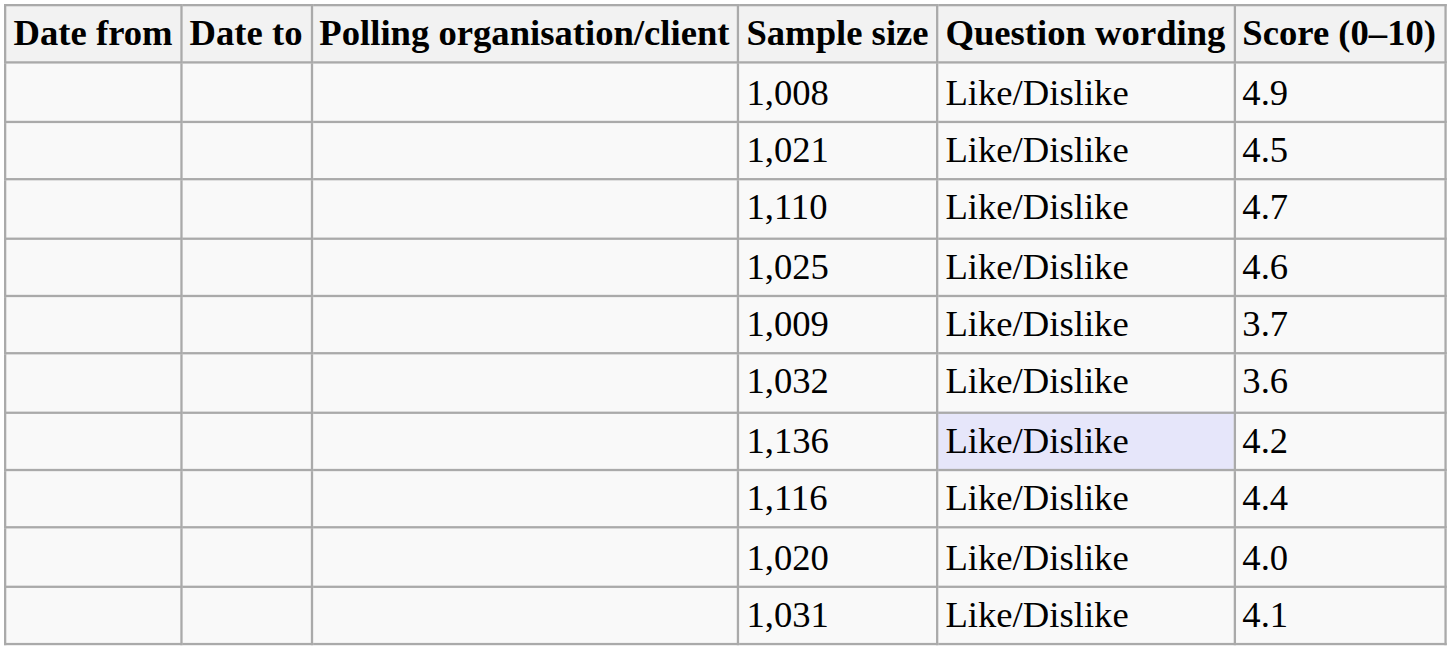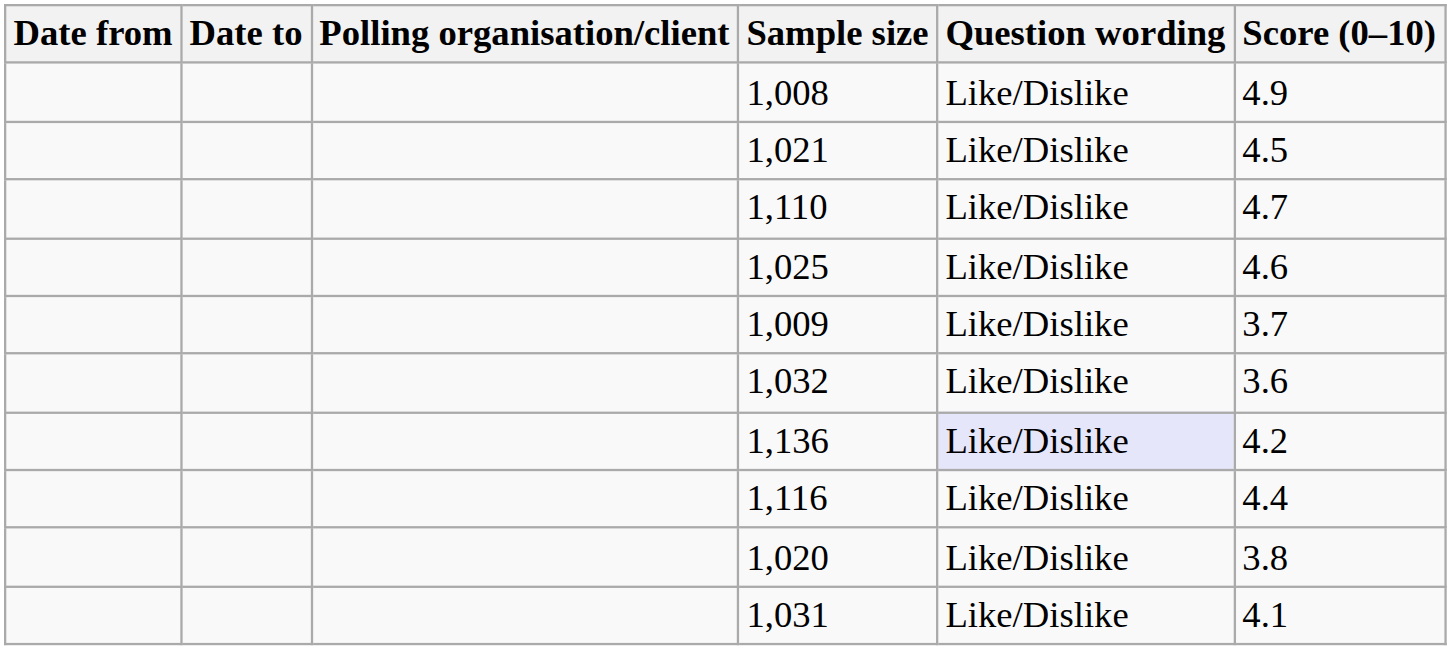(1265, 556) 4.0 -> (1265, 556) 3.8
